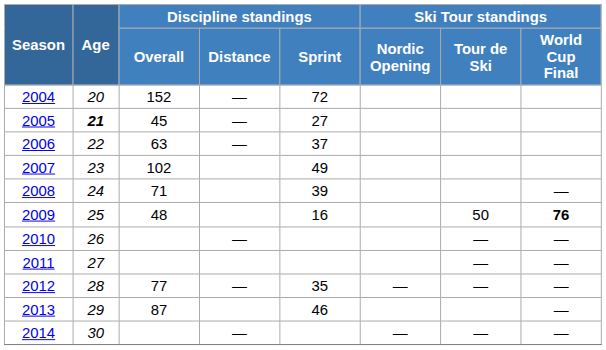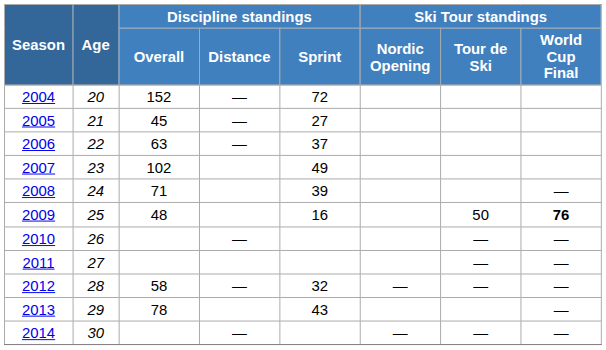(96, 121) bold -> (96, 121) normal
(159, 286) 77 -> (159, 286) 58
(320, 286) 35 -> (320, 286) 32
(159, 309) 87 -> (159, 309) 78
(320, 309) 46 -> (320, 309) 43
